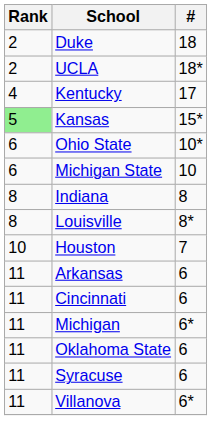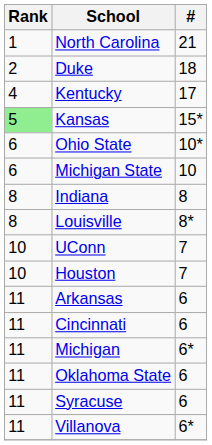+ row: (107, 42)
- row: (77, 68)
+ row: (80, 247)
